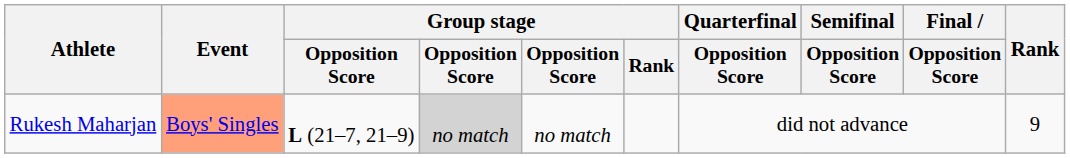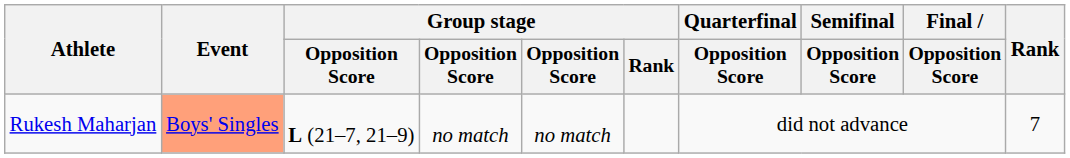(470, 136) lightgrey background -> (470, 136) no background
(1035, 123) 9 -> (1035, 123) 7
